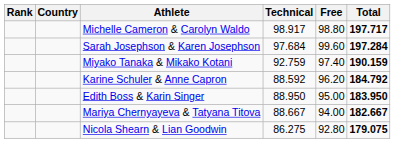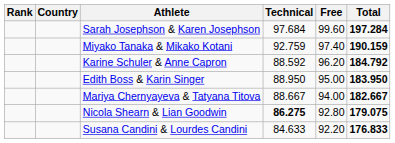- row: (166, 29)
(289, 130) normal -> (289, 113) bold
+ row: (165, 130)
